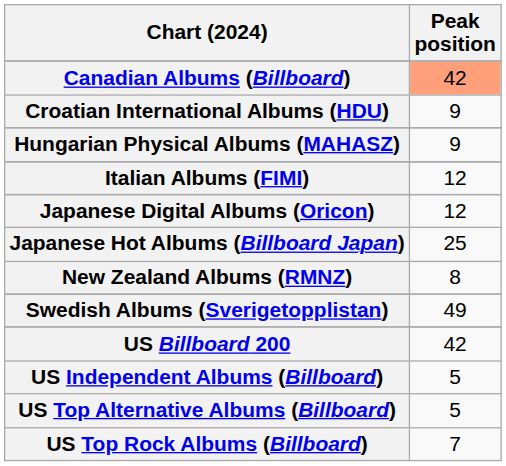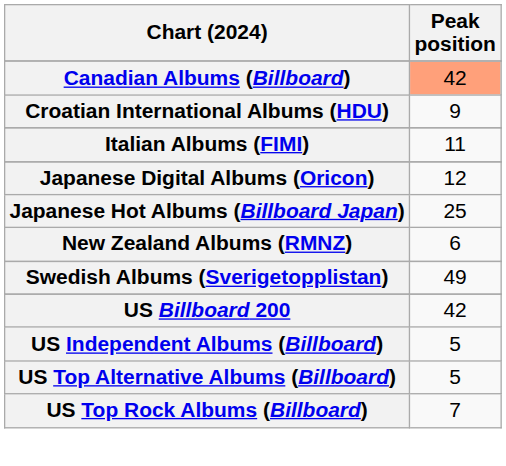- row: (207, 144)
(455, 177) 12 -> (455, 144) 11
(455, 277) 8 -> (455, 244) 6
